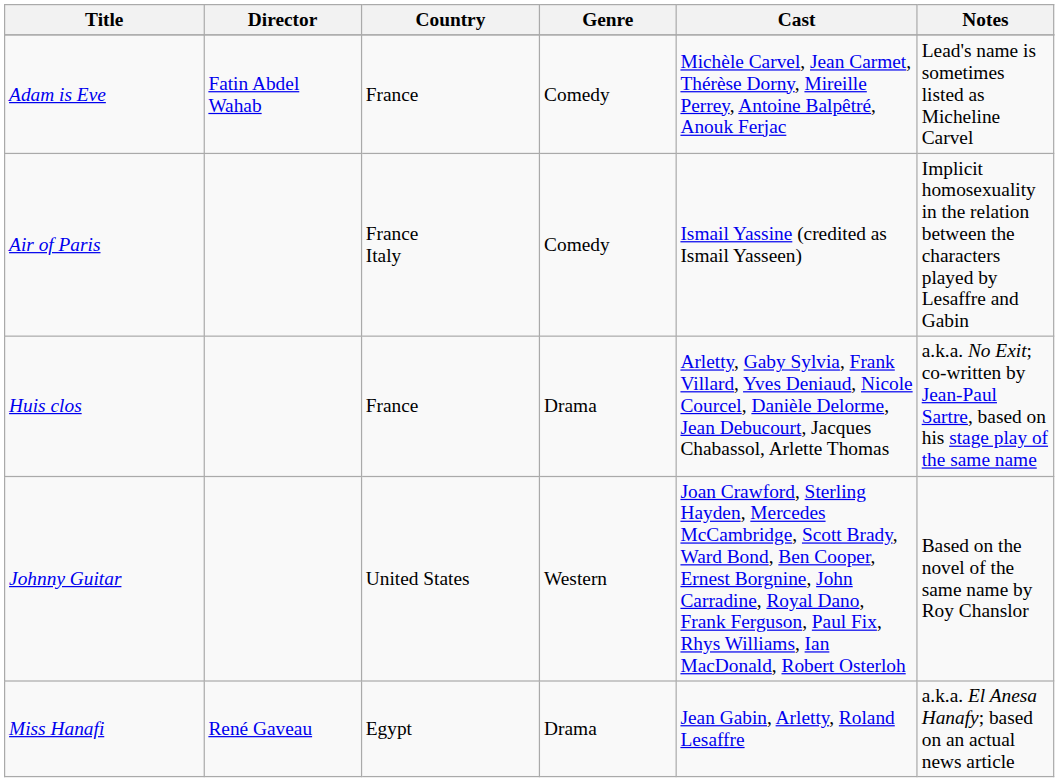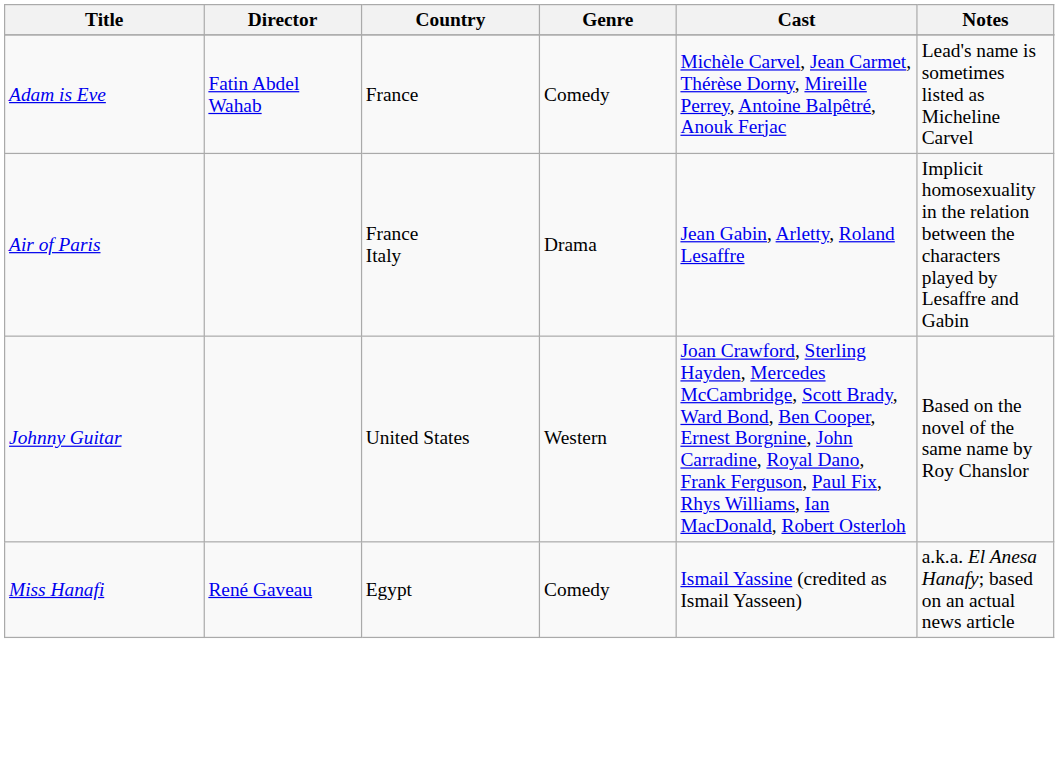(577, 244) Comedy -> (570, 244) Drama
(784, 244) Ismail Yassine (credited as Ismail Yasseen) -> (788, 244) Jean Gabin, Arletty, Roland Lesaffre
- row: (45, 405)
(570, 728) Drama -> (577, 589) Comedy
(788, 728) Jean Gabin, Arletty, Roland Lesaffre -> (784, 589) Ismail Yassine (credited as Ismail Yasseen)
